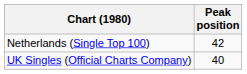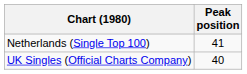(218, 43) 42 -> (218, 43) 41
